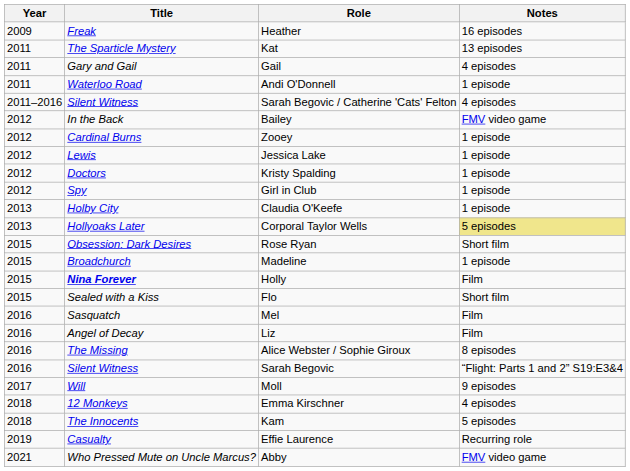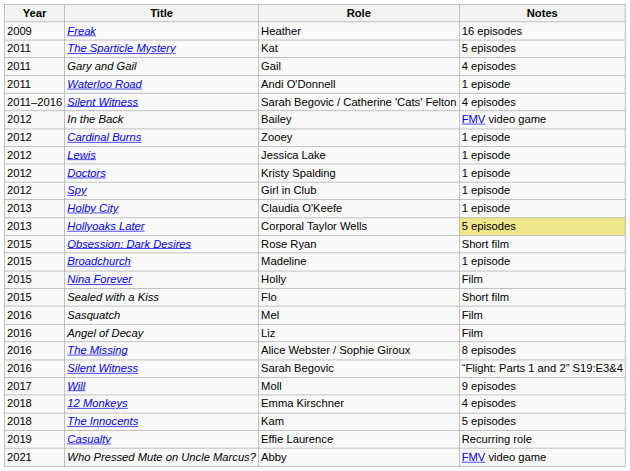(492, 48) 13 episodes -> (489, 48) 5 episodes
(102, 279) bold -> (100, 279) normal
